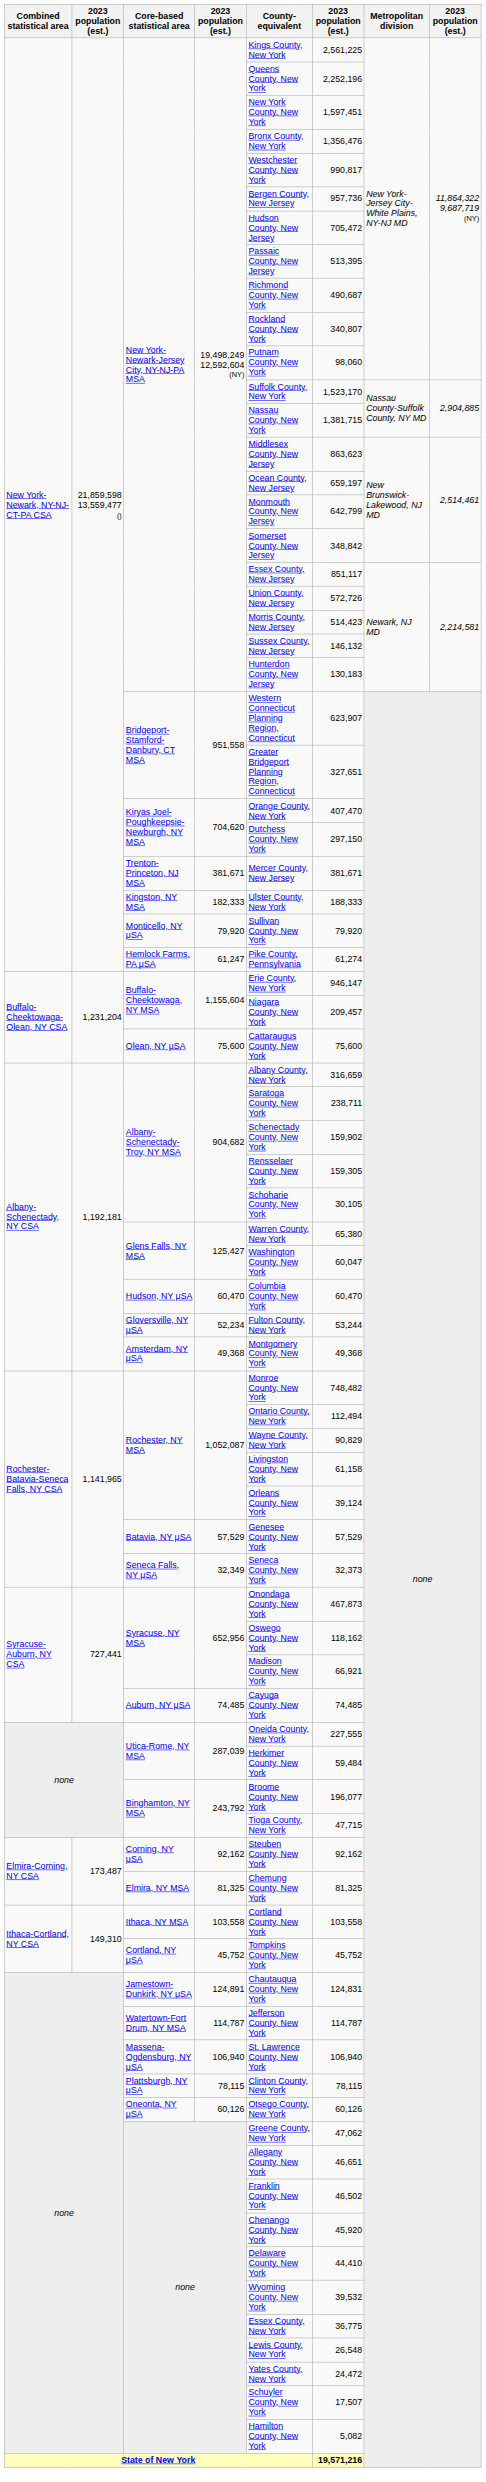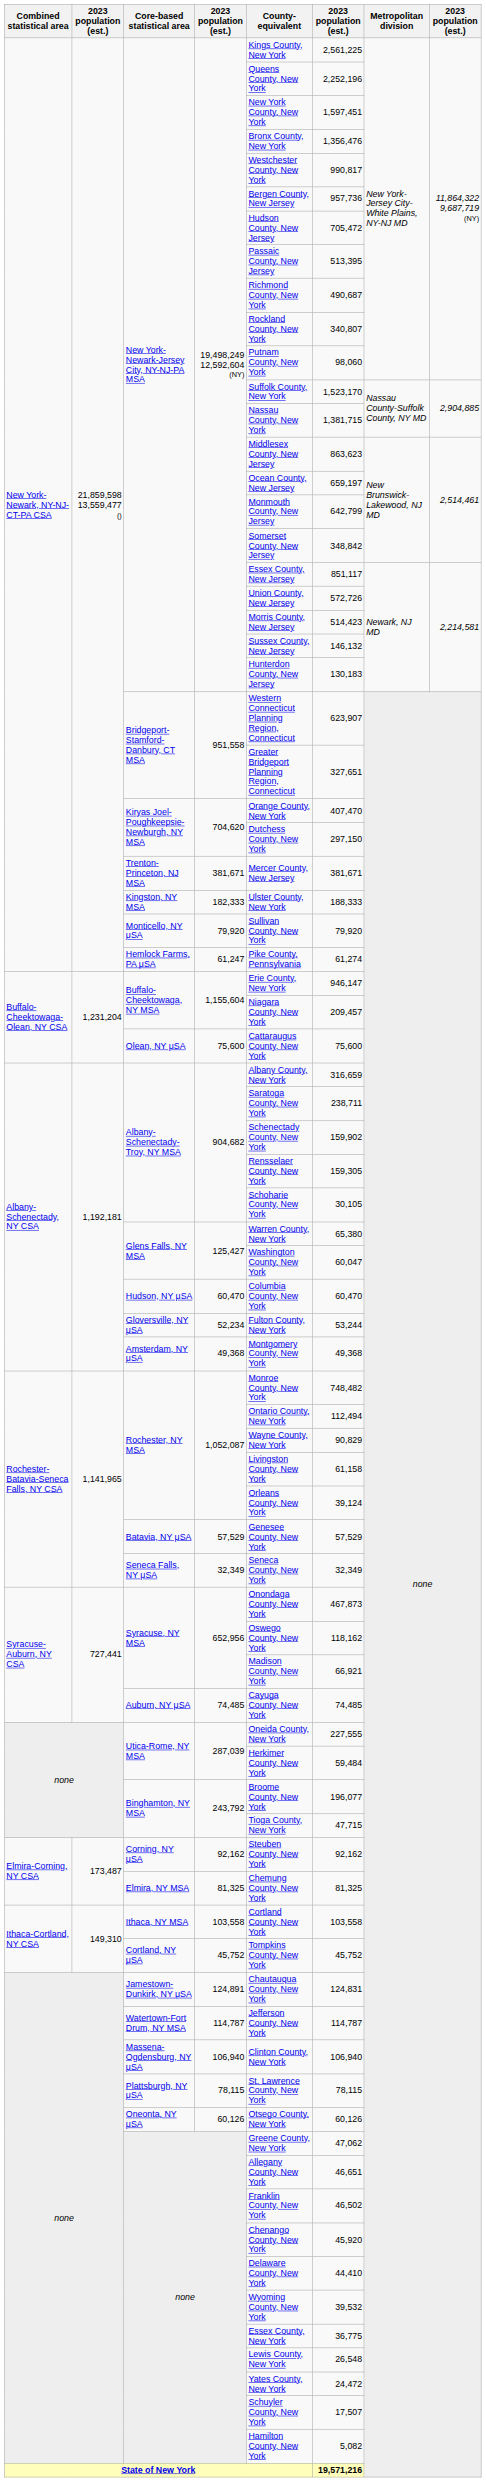(349, 1570) 32,373 -> (349, 1570) 32,349
(274, 2057) St. Lawrence County, New York -> (278, 2057) Clinton County, New York
(278, 2085) Clinton County, New York -> (274, 2090) St. Lawrence County, New York
